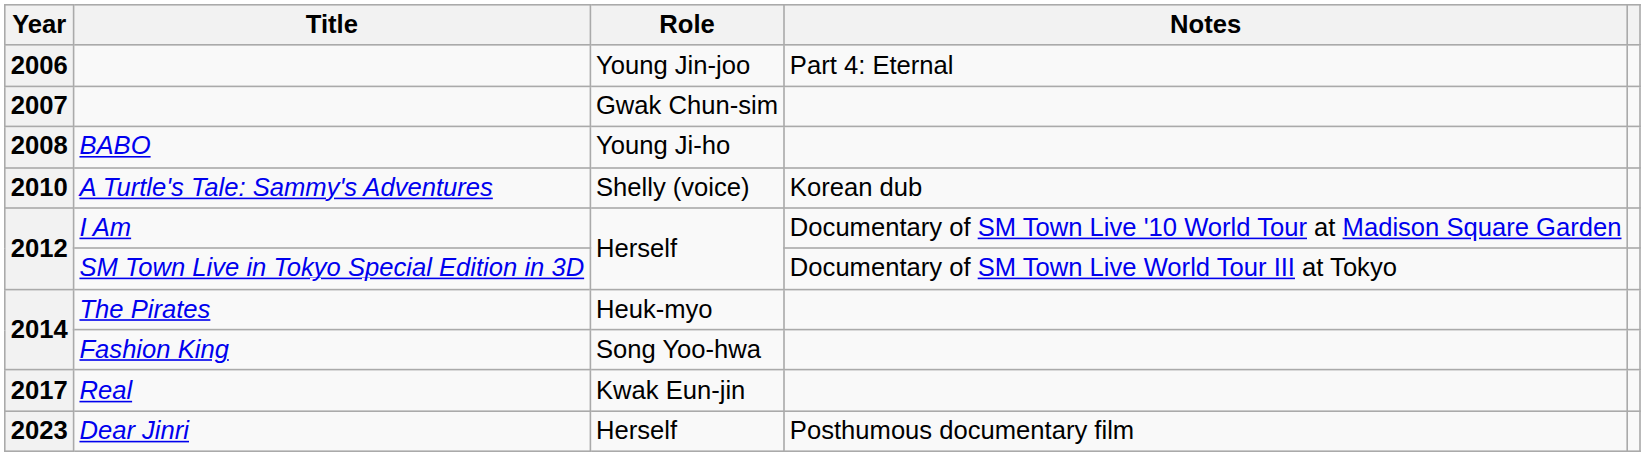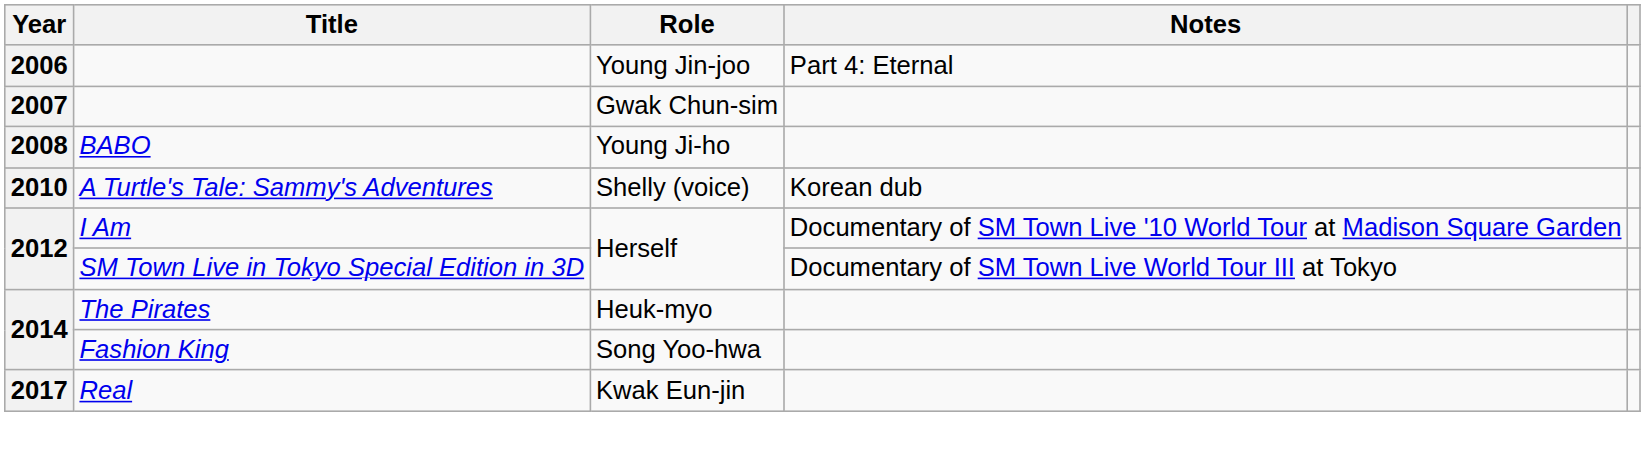- row: (39, 430)
